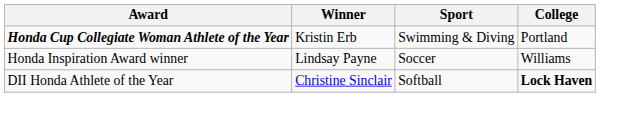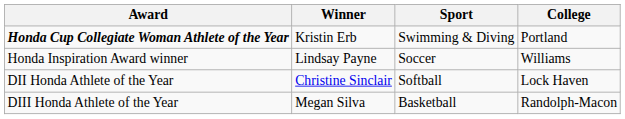(556, 80) bold -> (555, 80) normal
+ row: (93, 102)
